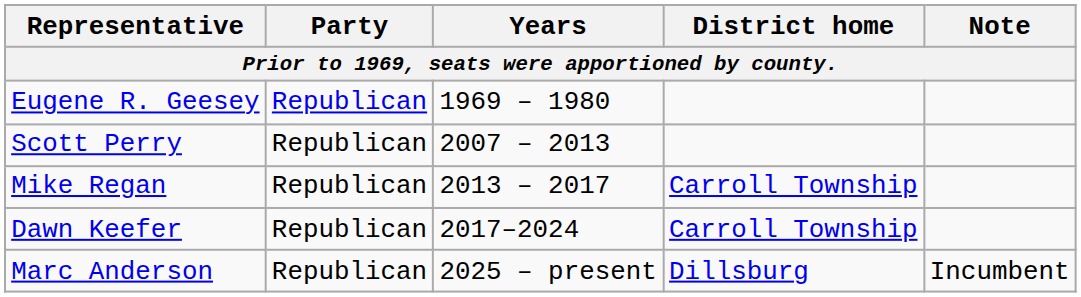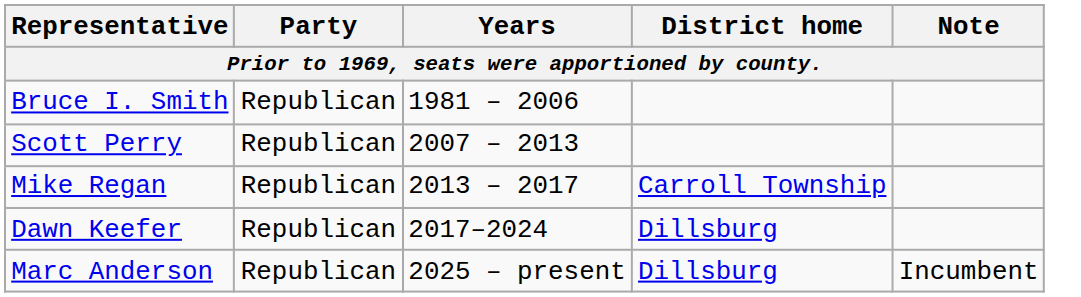- row: (135, 102)
+ row: (120, 102)
(793, 229) Carroll Township -> (708, 229) Dillsburg
